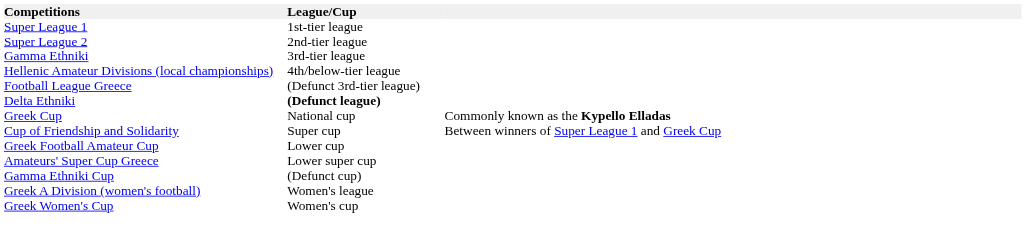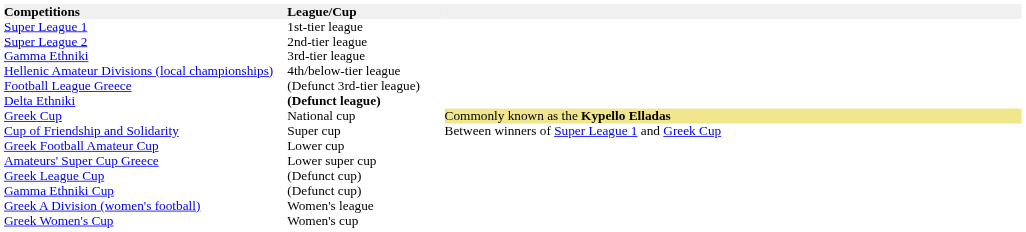(558, 116) no background -> (558, 116) khaki background
+ row: (54, 175)
